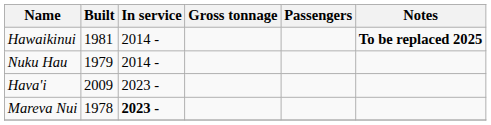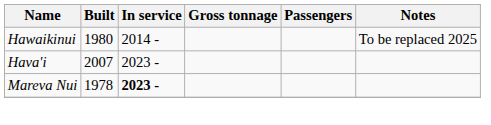(98, 39) 1981 -> (98, 39) 1980
(421, 39) bold -> (418, 39) normal
- row: (38, 62)
(98, 85) 2009 -> (98, 62) 2007
